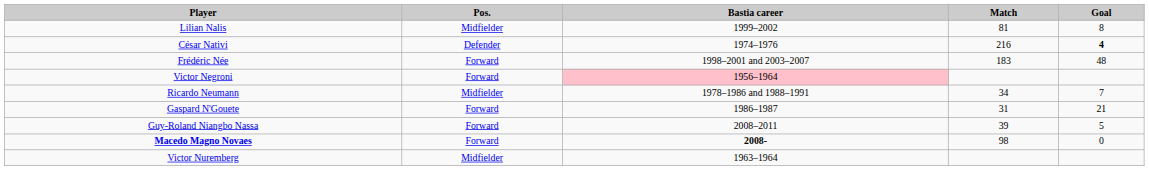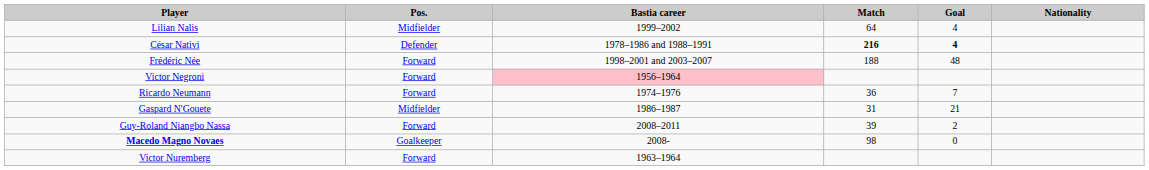+ column: (1068, 12)
(1004, 28) 81 -> (871, 28) 64
(1101, 28) 8 -> (955, 28) 4
(756, 44) 1974–1976 -> (658, 44) 1978–1986 and 1988–1991
(1004, 44) normal -> (871, 44) bold
(1004, 60) 183 -> (871, 60) 188
(482, 92) Midfielder -> (419, 92) Forward
(756, 92) 1978–1986 and 1988–1991 -> (658, 92) 1974–1976
(1004, 92) 34 -> (871, 92) 36
(482, 109) Forward -> (419, 109) Midfielder
(1101, 125) 5 -> (955, 125) 2
(482, 141) Forward -> (419, 141) Goalkeeper
(756, 141) bold -> (658, 141) normal
(482, 157) Midfielder -> (419, 157) Forward
